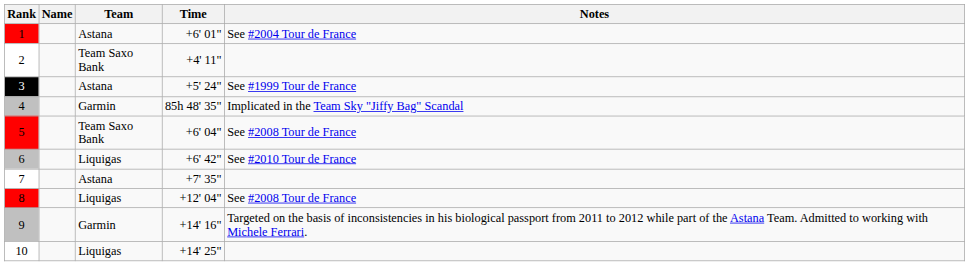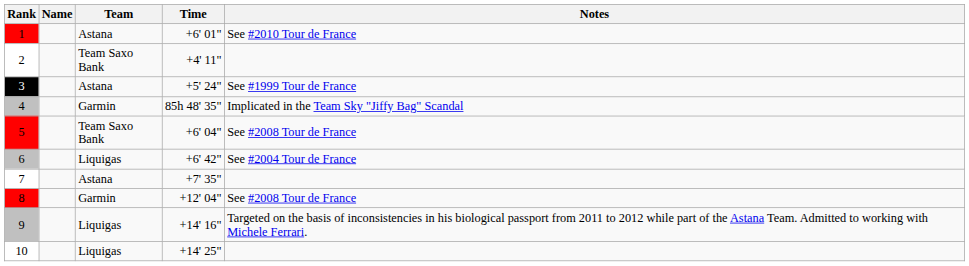(292, 33) See #2004 Tour de France -> (292, 33) See #2010 Tour de France
(292, 159) See #2010 Tour de France -> (292, 159) See #2004 Tour de France
(100, 198) Liquigas -> (97, 198) Garmin
(97, 224) Garmin -> (100, 224) Liquigas
